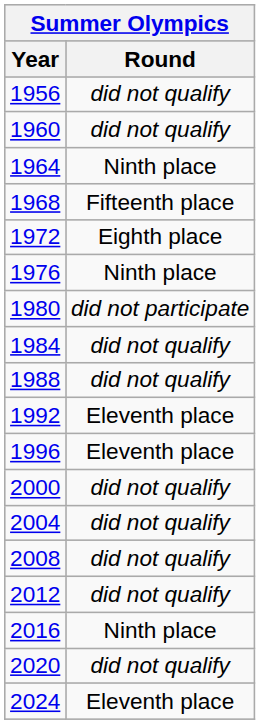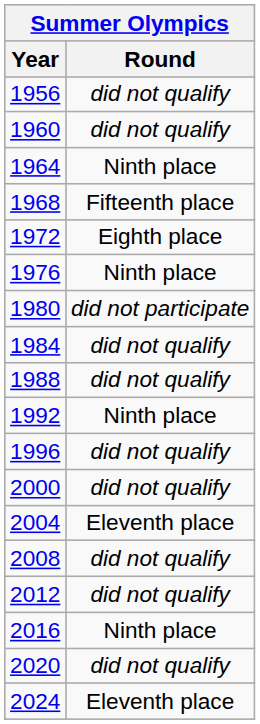(160, 416) Eleventh place -> (160, 416) Ninth place
(160, 452) Eleventh place -> (160, 452) did not qualify
(160, 523) did not qualify -> (160, 523) Eleventh place
